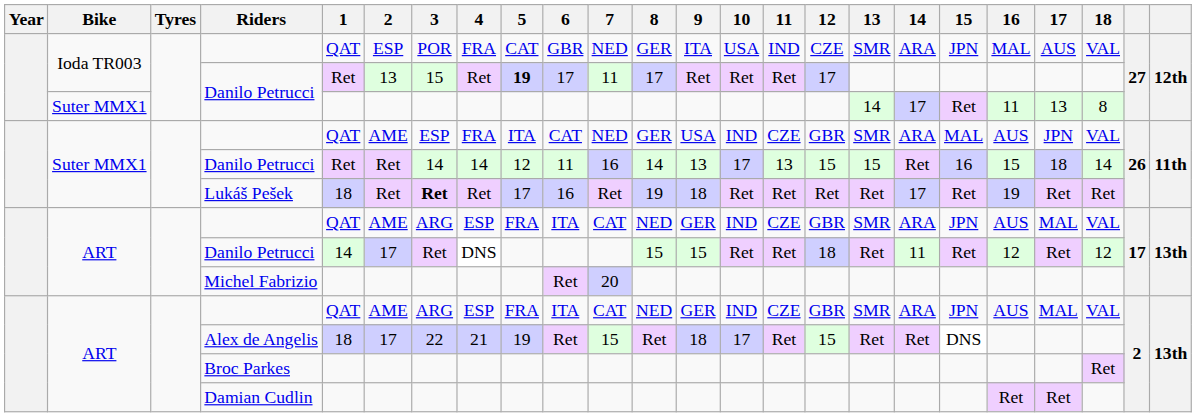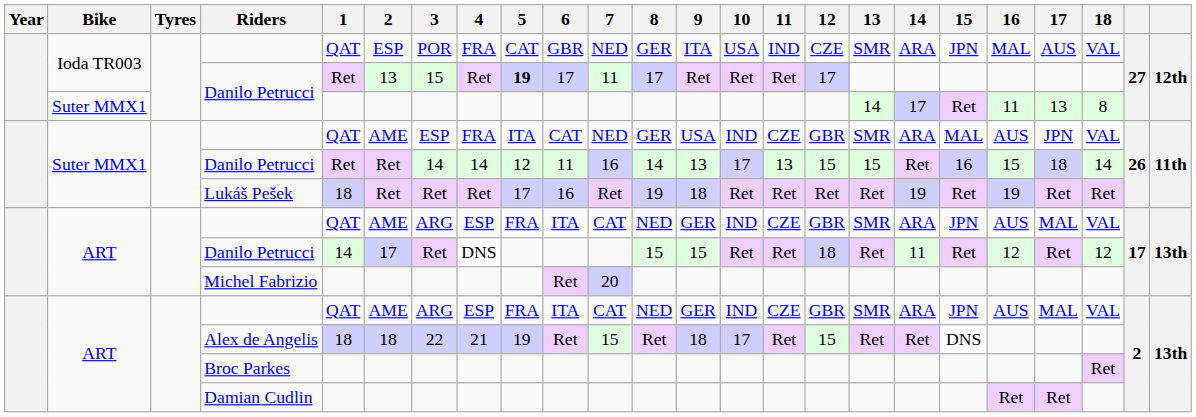(434, 193) bold -> (434, 193) normal
(917, 193) 17 -> (917, 193) 19
(388, 339) 17 -> (388, 339) 18
